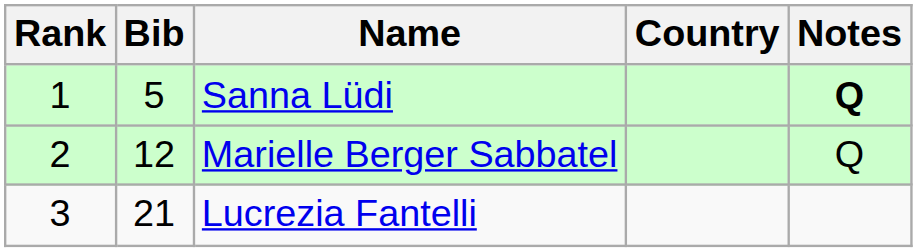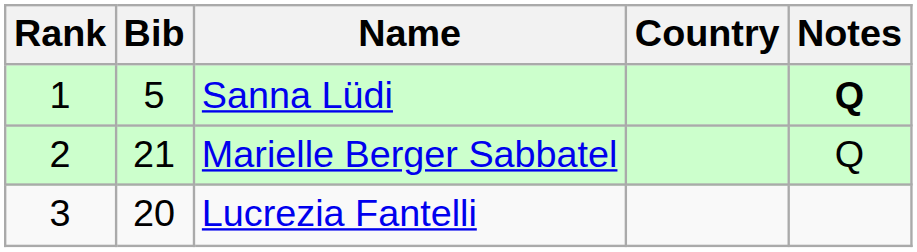(154, 154) 12 -> (154, 154) 21
(154, 214) 21 -> (154, 214) 20
